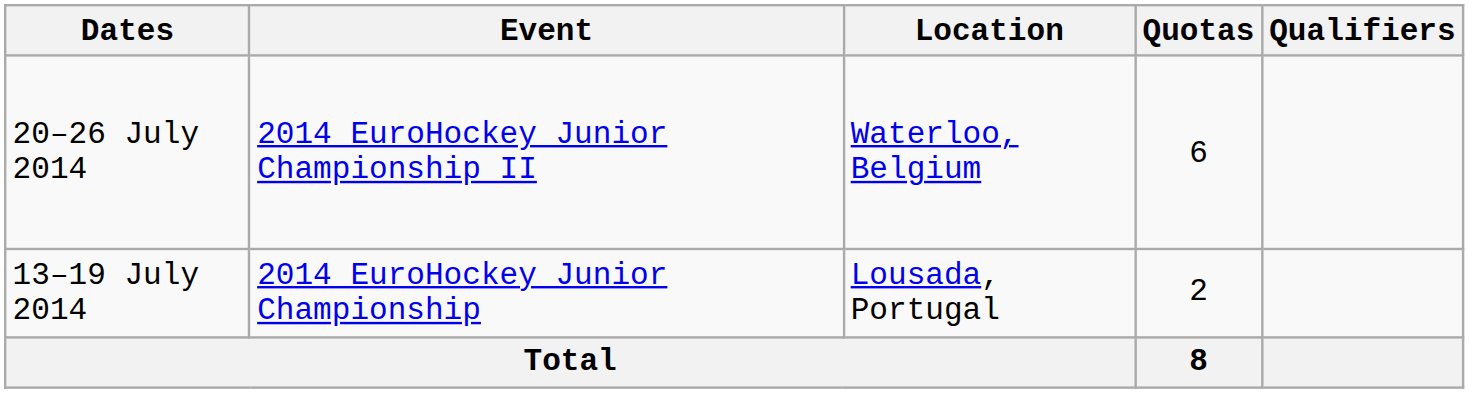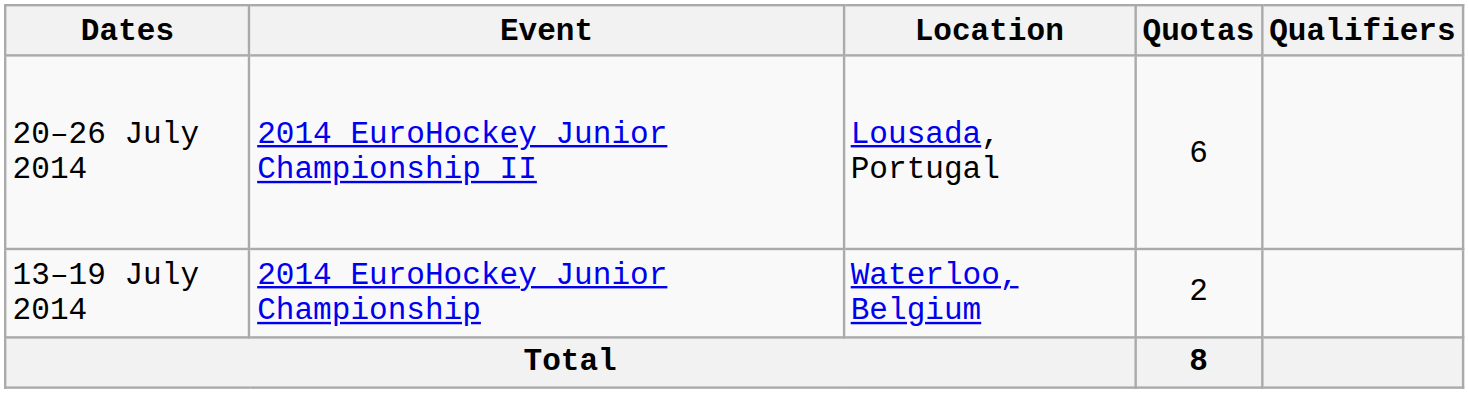(935, 153) Waterloo, Belgium -> (925, 153) Lousada, Portugal
(925, 293) Lousada, Portugal -> (935, 293) Waterloo, Belgium
